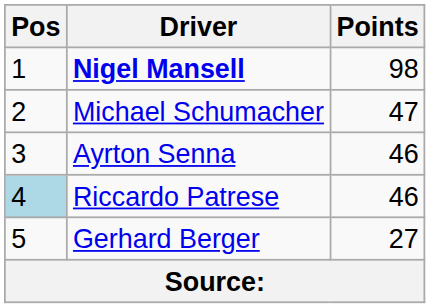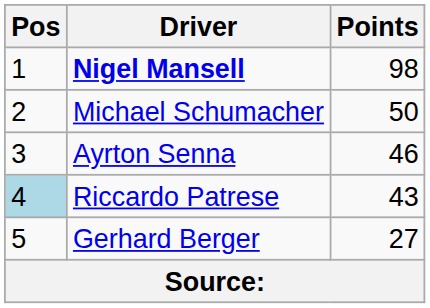(404, 112) 47 -> (404, 112) 50
(404, 197) 46 -> (404, 197) 43
